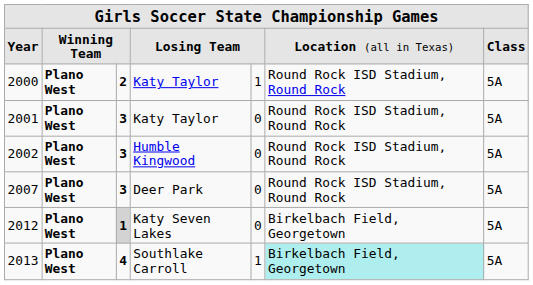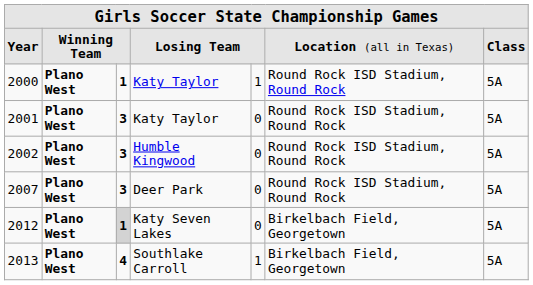(123, 82) 2 -> (123, 82) 1
(334, 261) paleturquoise background -> (334, 261) no background
